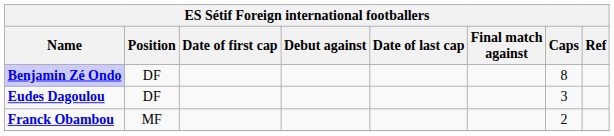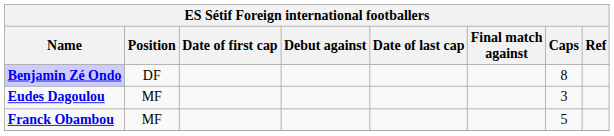(152, 97) DF -> (152, 97) MF
(564, 119) 2 -> (564, 119) 5
